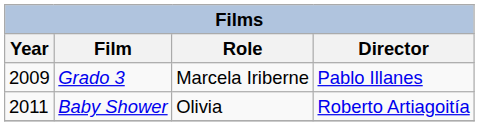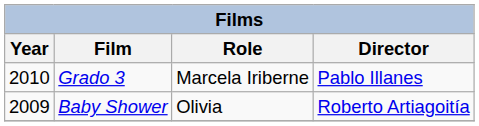(29, 78) 2009 -> (29, 78) 2010
(29, 107) 2011 -> (29, 107) 2009
